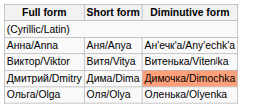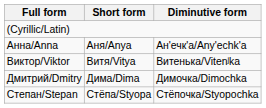(190, 78) lightsalmon background -> (201, 78) no background
- row: (34, 95)
+ row: (42, 95)
